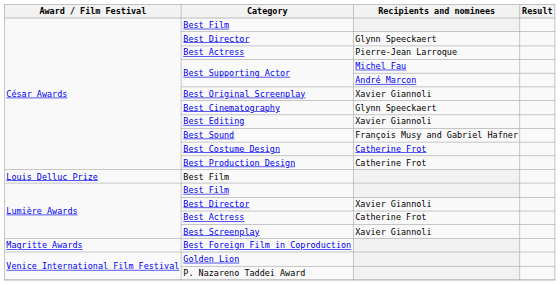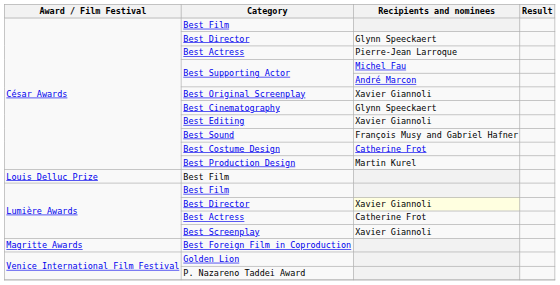(391, 163) Catherine Frot -> (386, 163) Martin Kurel
(393, 204) no background -> (393, 204) lightyellow background
